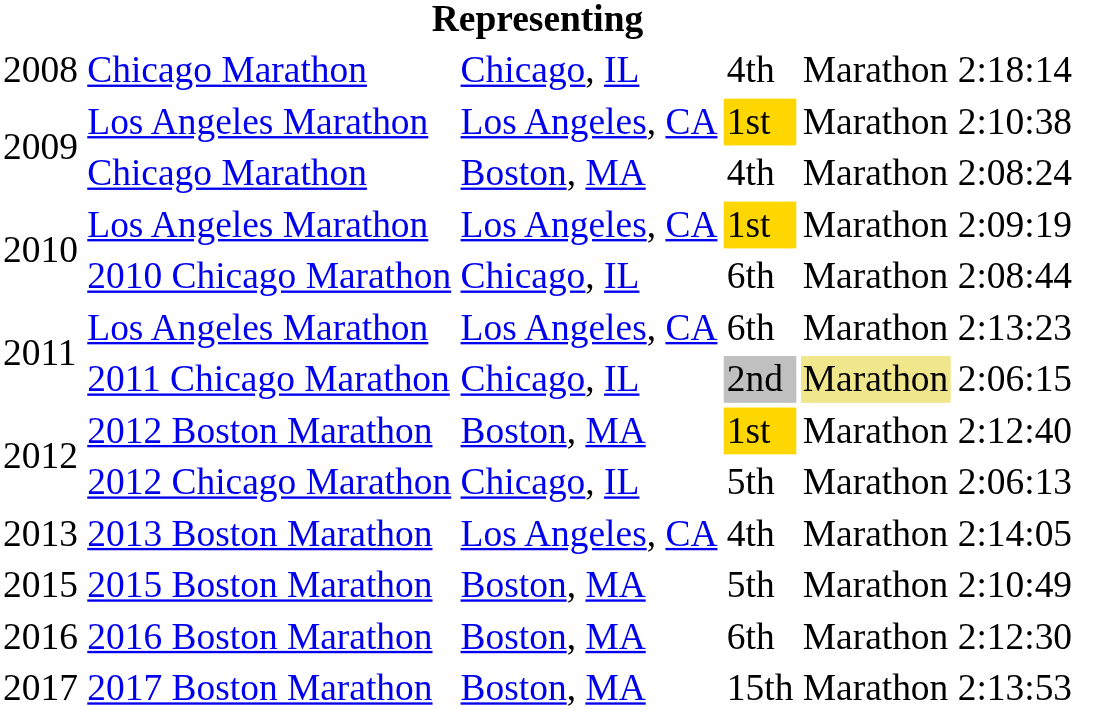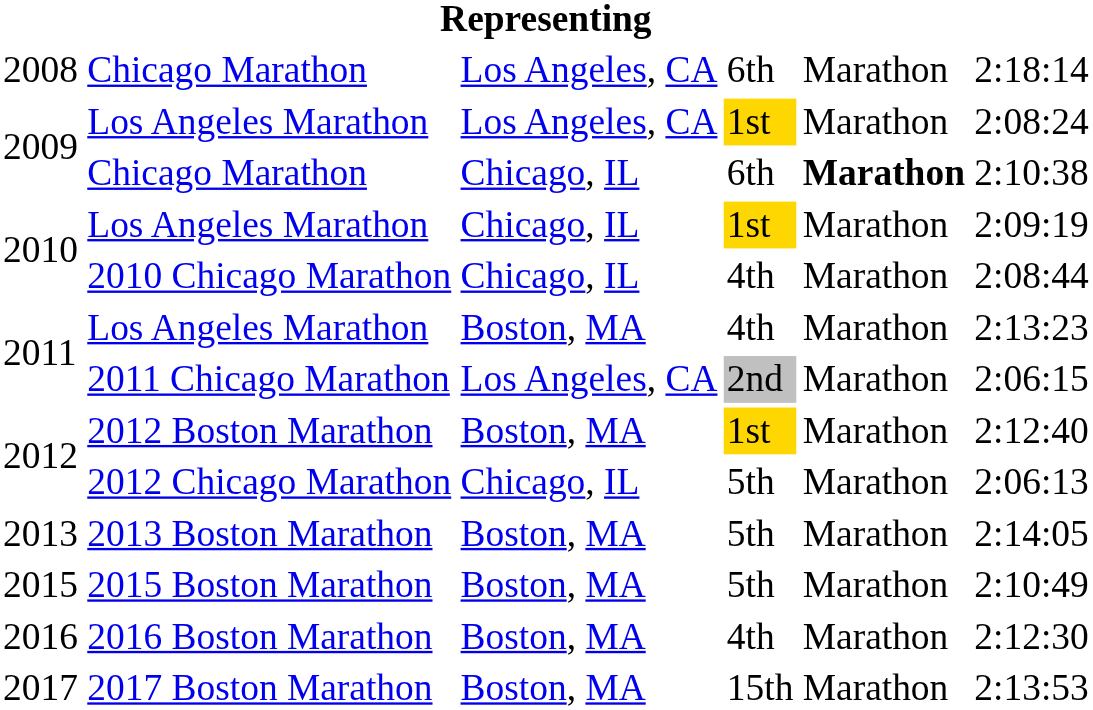(550, 69) Chicago, IL -> (589, 69) Los Angeles, CA
(751, 69) 4th -> (751, 69) 6th
(1015, 121) 2:10:38 -> (1032, 121) 2:08:24
(553, 172) Boston, MA -> (550, 172) Chicago, IL
(751, 172) 4th -> (751, 172) 6th
(876, 172) normal -> (884, 172) bold
(1015, 172) 2:08:24 -> (1032, 172) 2:10:38
(589, 224) Los Angeles, CA -> (550, 224) Chicago, IL
(751, 275) 6th -> (751, 275) 4th
(589, 327) Los Angeles, CA -> (553, 327) Boston, MA
(751, 327) 6th -> (751, 327) 4th
(550, 378) Chicago, IL -> (589, 378) Los Angeles, CA
(876, 378) khaki background -> (876, 378) no background
(589, 533) Los Angeles, CA -> (553, 533) Boston, MA
(751, 533) 4th -> (751, 533) 5th
(751, 636) 6th -> (751, 636) 4th
